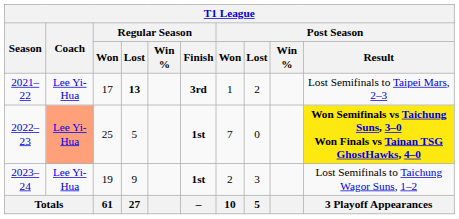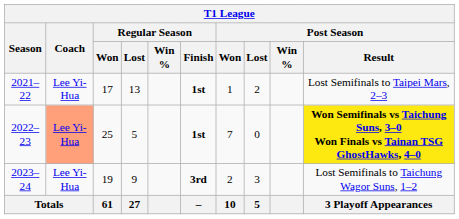(134, 89) bold -> (134, 89) normal
(198, 89) 3rd -> (198, 89) 1st
(198, 179) 1st -> (198, 179) 3rd
